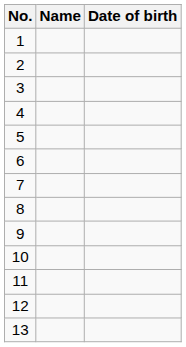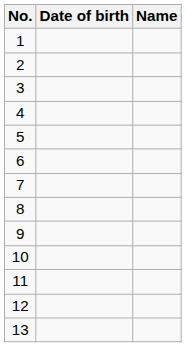columns swapped: (60, 16) <-> (133, 16)
